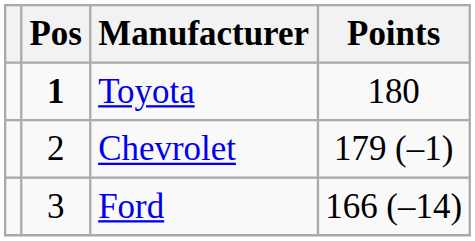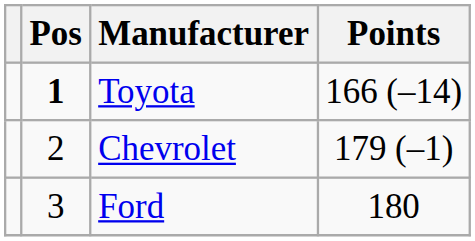(394, 91) 180 -> (394, 91) 166 (–14)
(394, 206) 166 (–14) -> (394, 206) 180
